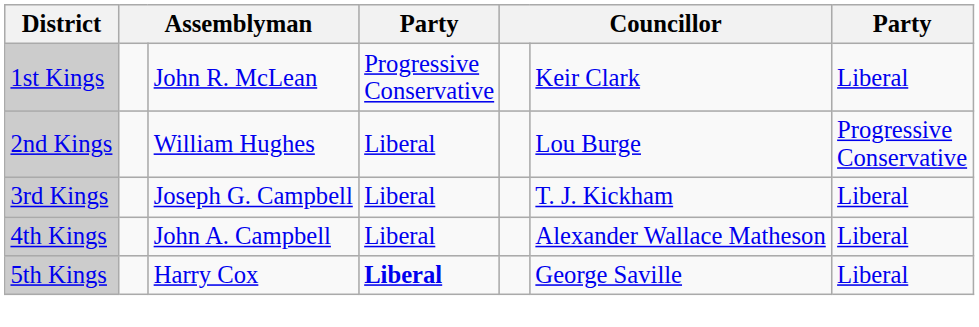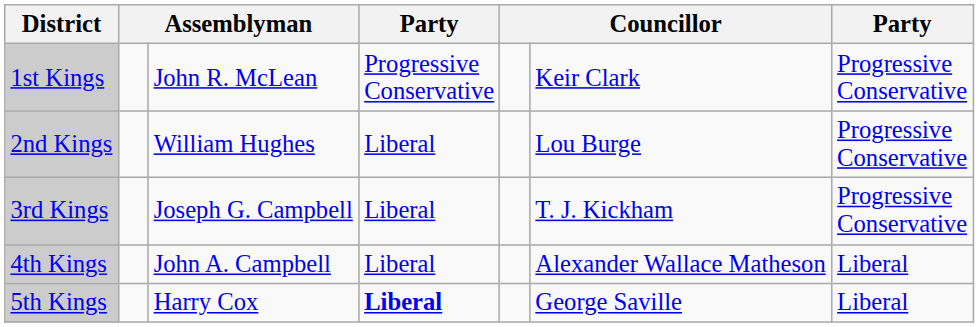(873, 76) Liberal -> (902, 76) Progressive Conservative
(873, 196) Liberal -> (902, 210) Progressive Conservative
